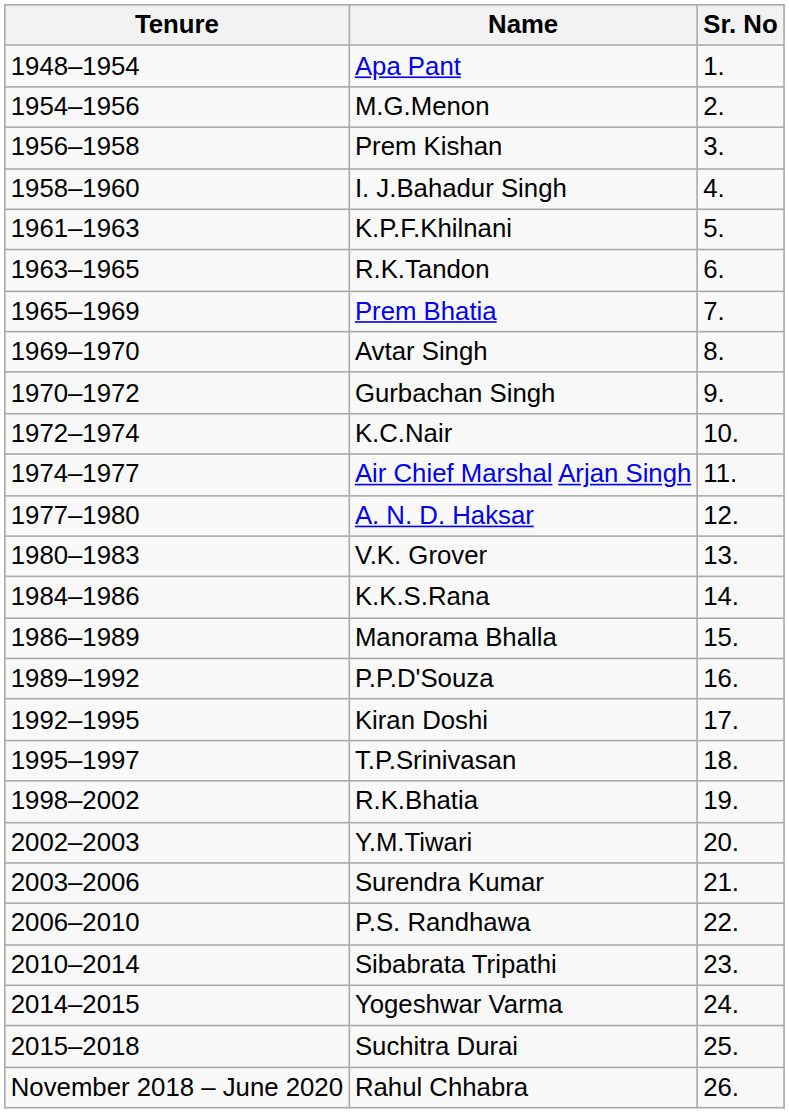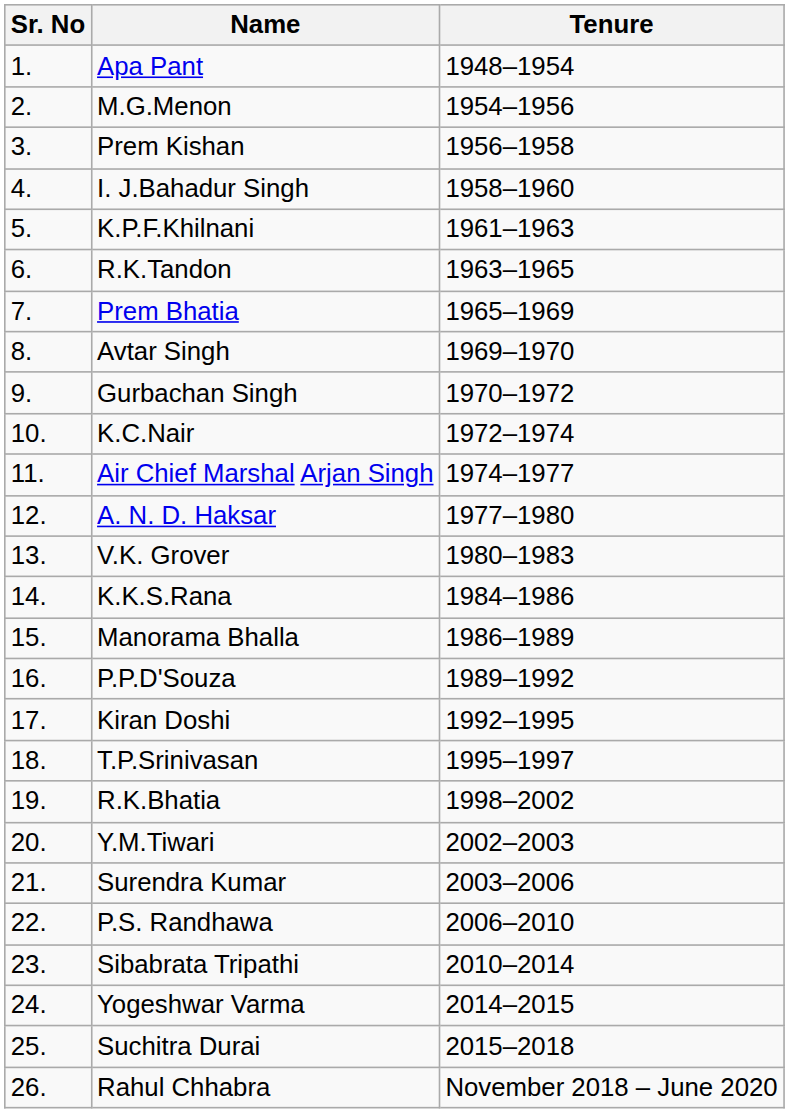columns swapped: (740, 24) <-> (177, 24)
